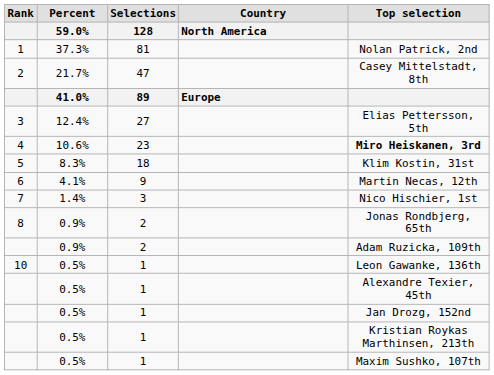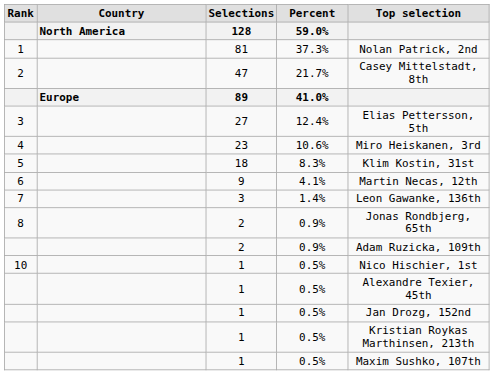columns swapped: (224, 31) <-> (72, 31)
(418, 145) bold -> (418, 145) normal
(418, 199) Nico Hischier, 1st -> (418, 199) Leon Gawanke, 136th
(418, 265) Leon Gawanke, 136th -> (418, 265) Nico Hischier, 1st
